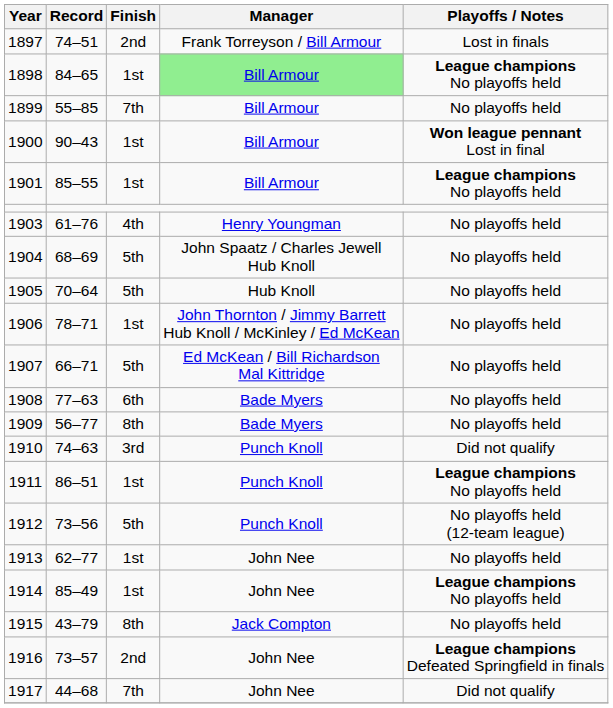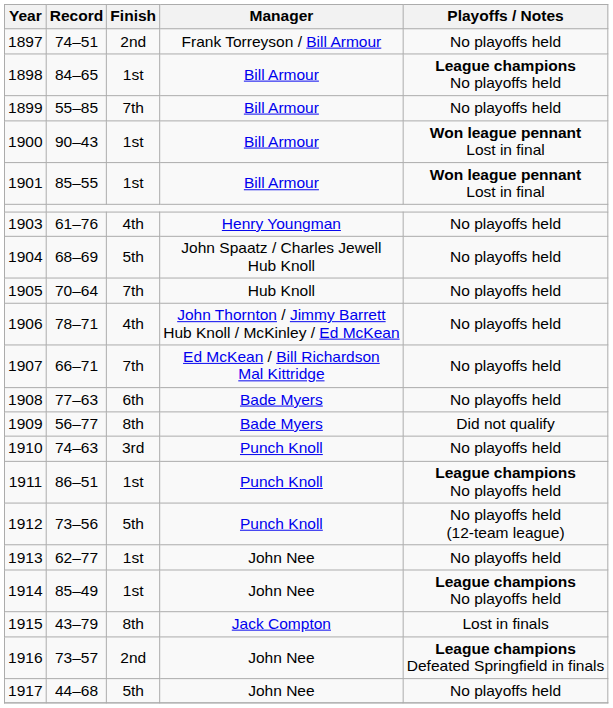(506, 41) Lost in finals -> (506, 41) No playoffs held
(281, 74) lightgreen background -> (281, 74) no background
(506, 183) League champions No playoffs held -> (506, 183) Won league pennant Lost in final
(133, 290) 5th -> (133, 290) 7th
(133, 324) 1st -> (133, 324) 4th
(133, 366) 5th -> (133, 366) 7th
(506, 424) No playoffs held -> (506, 424) Did not qualify
(506, 448) Did not qualify -> (506, 448) No playoffs held
(506, 624) No playoffs held -> (506, 624) Lost in finals
(133, 690) 7th -> (133, 690) 5th
(506, 690) Did not qualify -> (506, 690) No playoffs held
